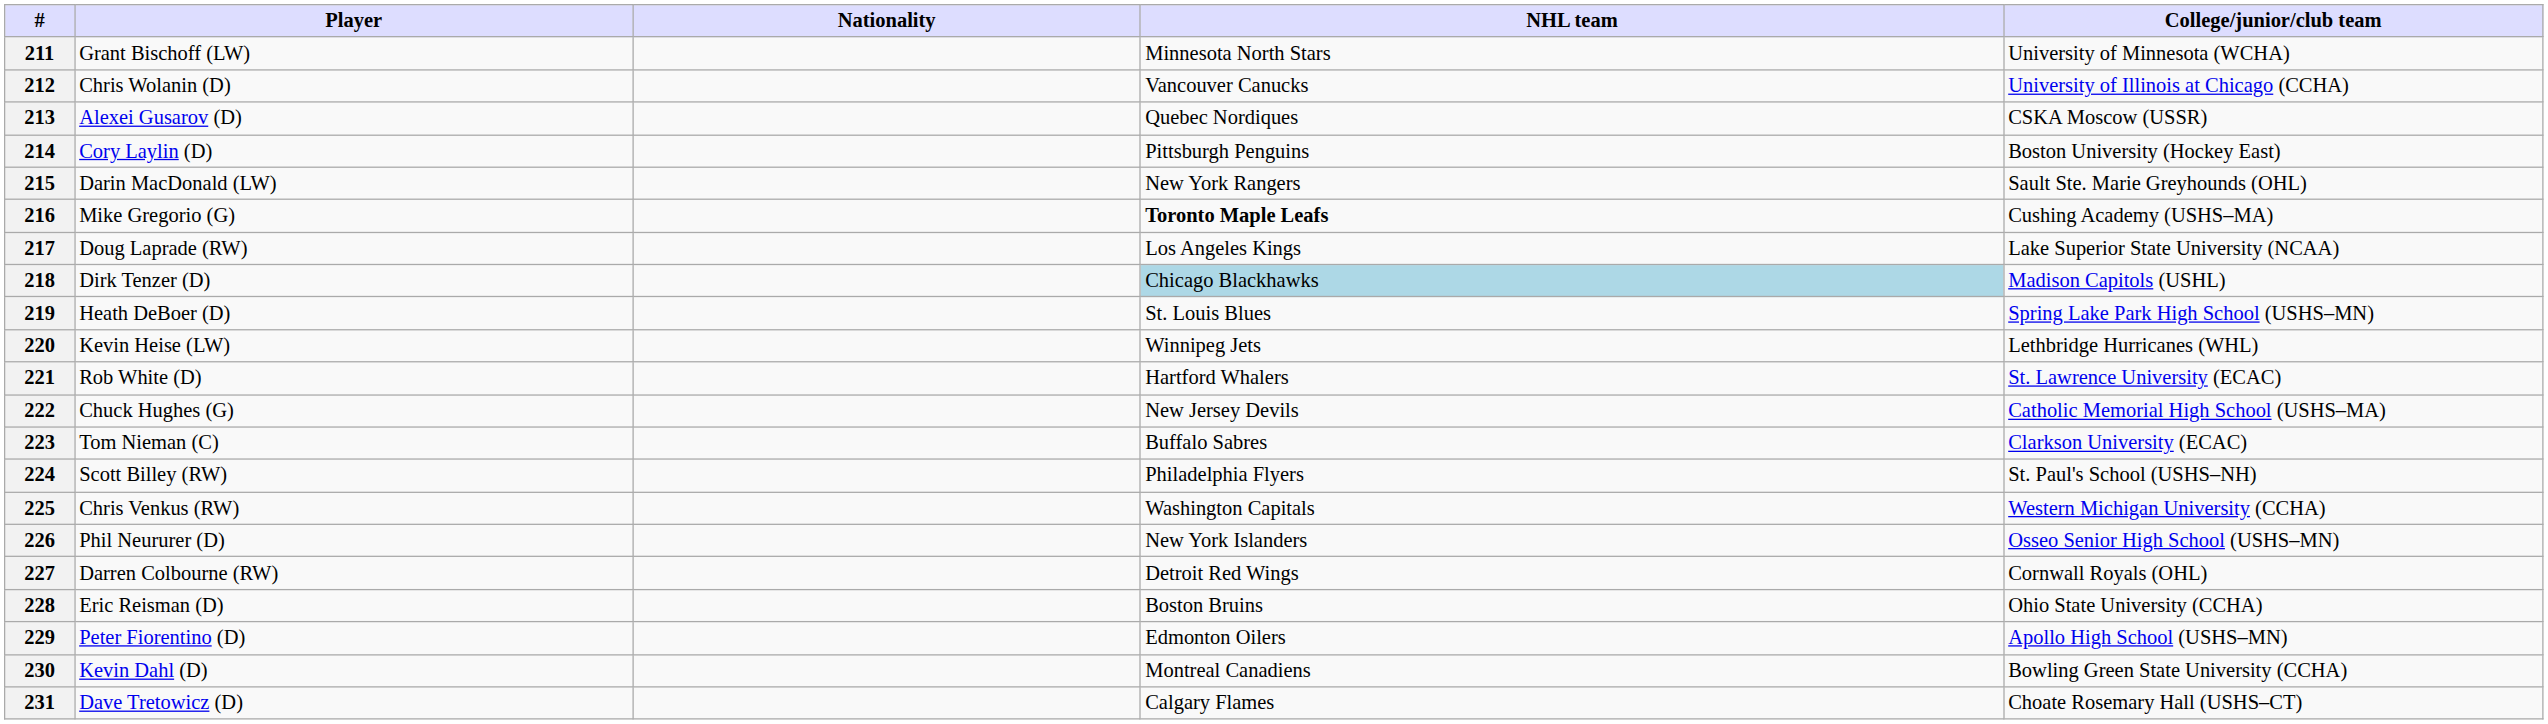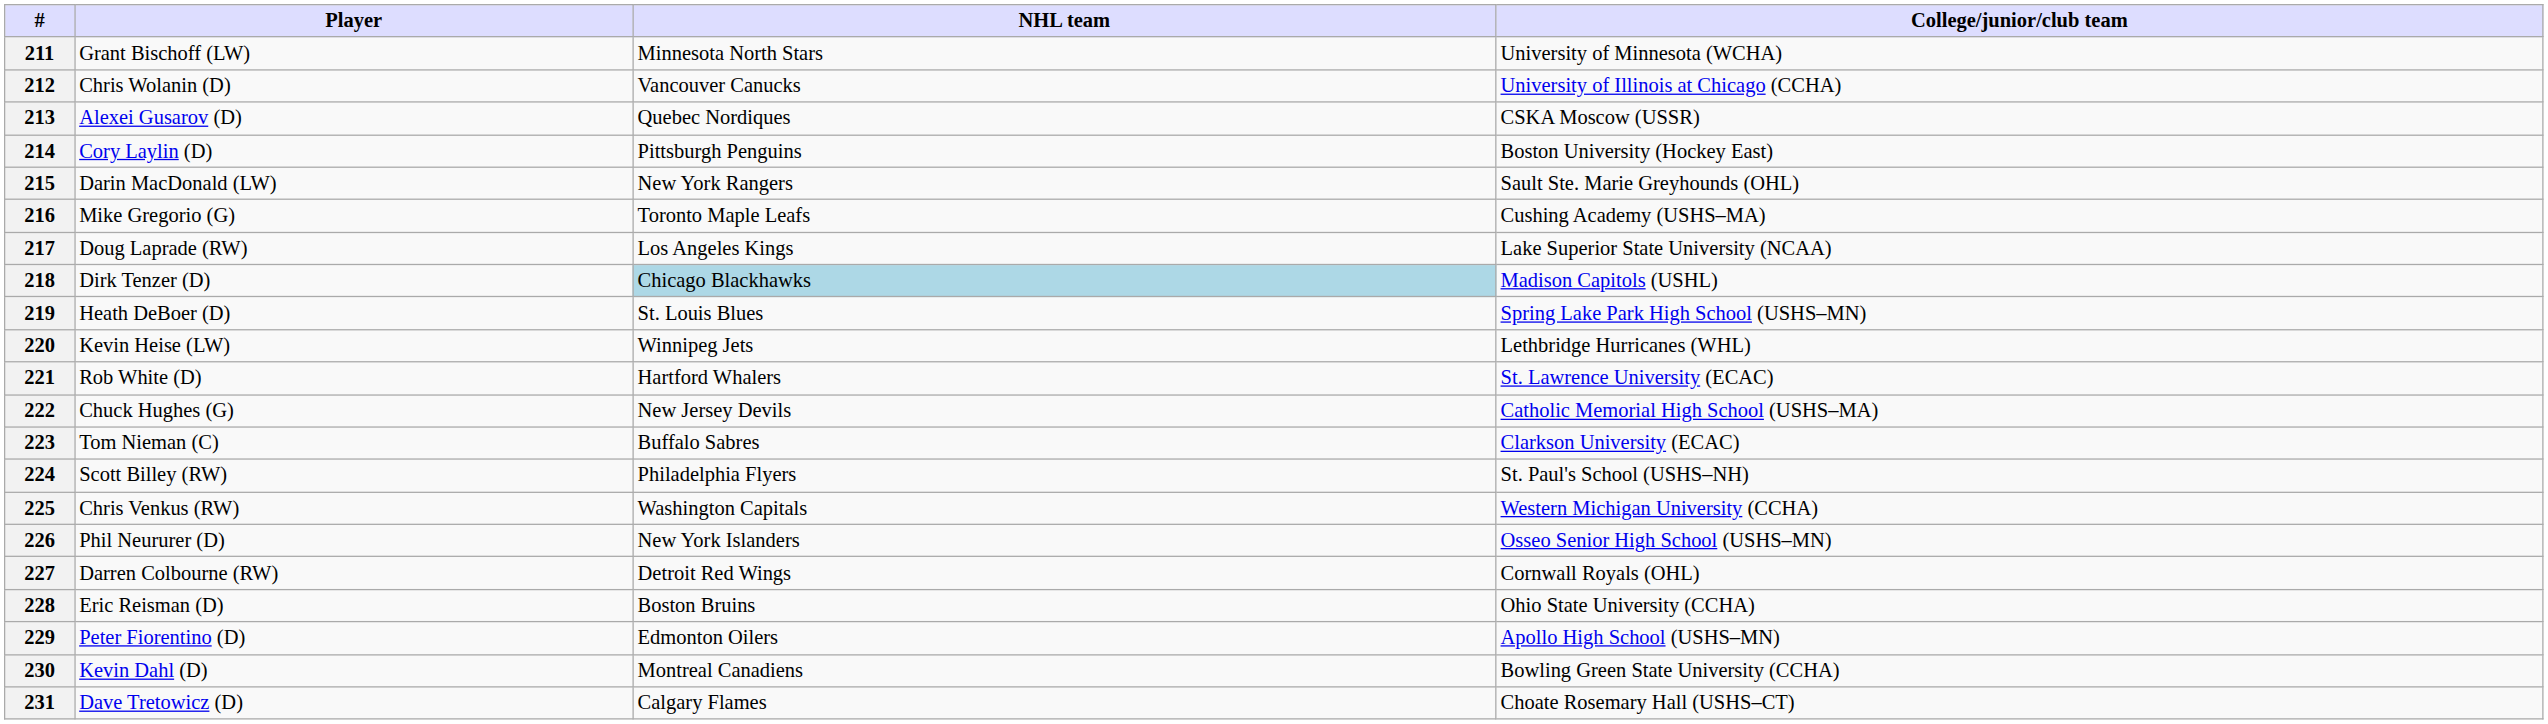- column: (887, 20)
(1237, 215) bold -> (724, 215) normal
